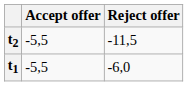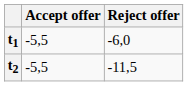rows swapped: (13, 67) <-> (13, 40)
